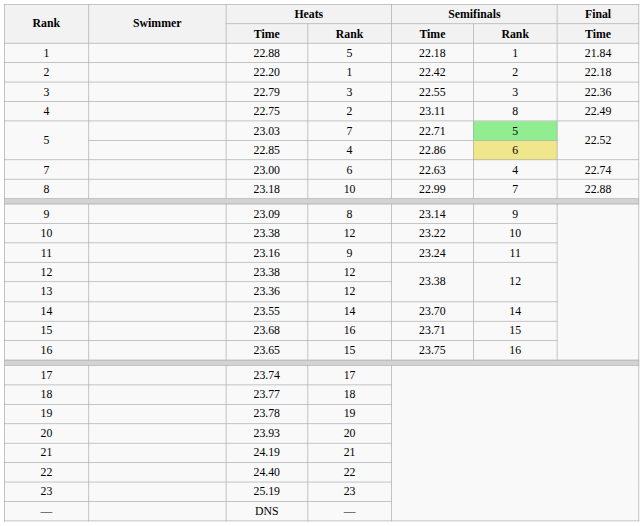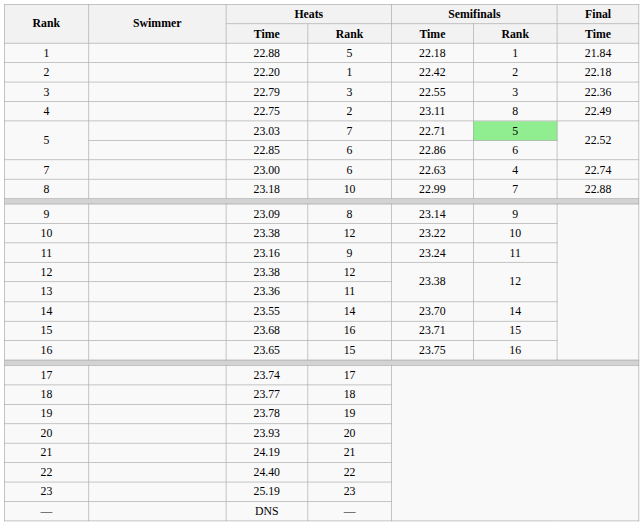(350, 149) 4 -> (350, 149) 6
(515, 149) khaki background -> (515, 149) no background
(350, 291) 12 -> (350, 291) 11
